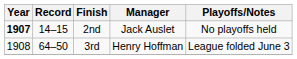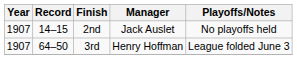(19, 29) bold -> (19, 29) normal
(19, 46) 1908 -> (19, 46) 1907
